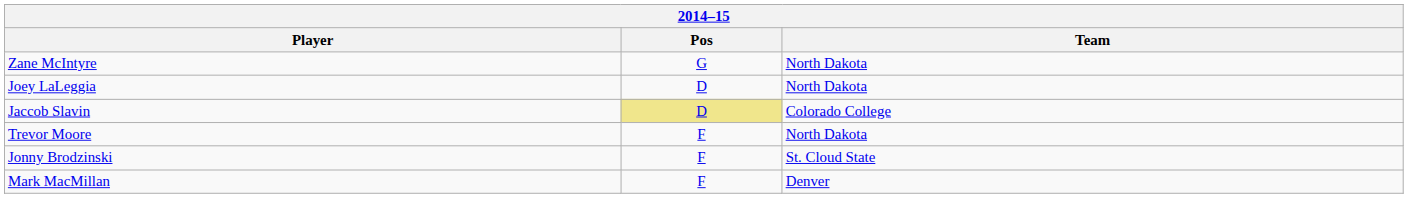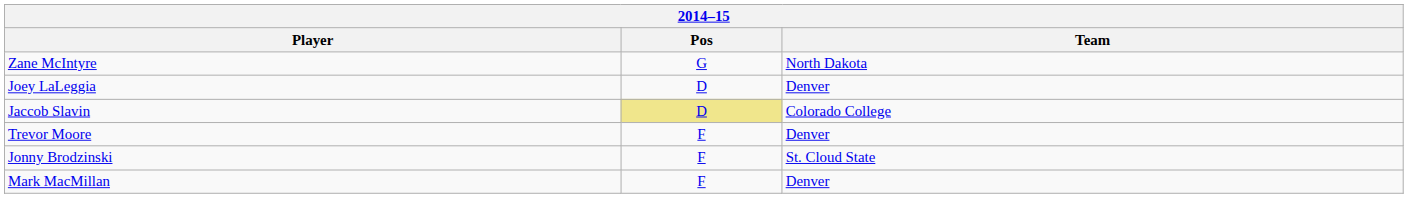(826, 87) North Dakota -> (808, 87) Denver
(826, 134) North Dakota -> (808, 134) Denver
